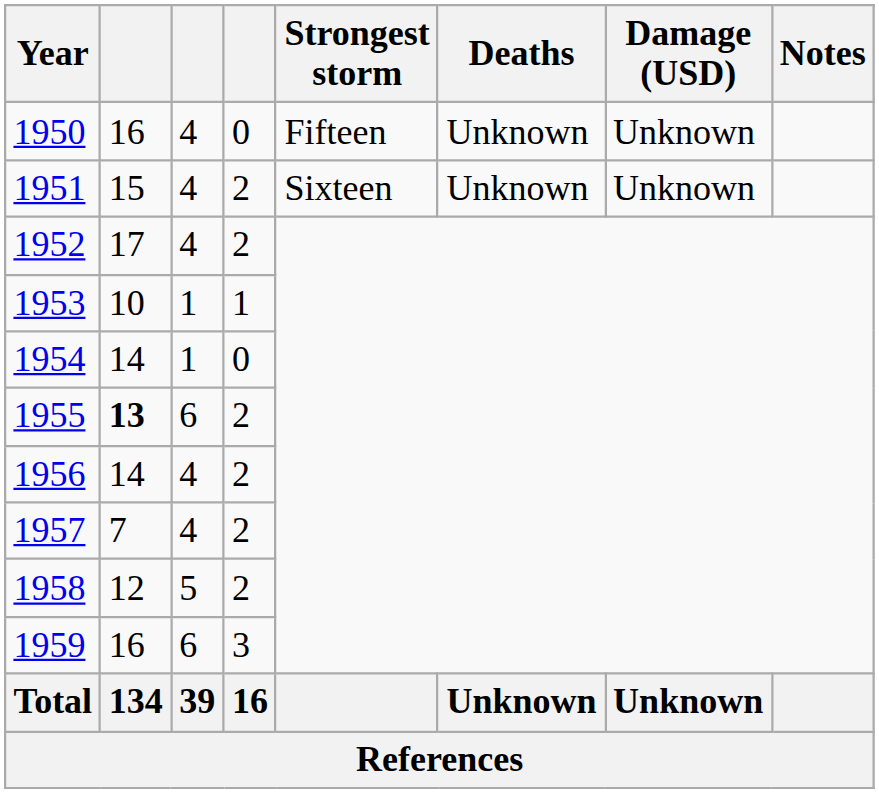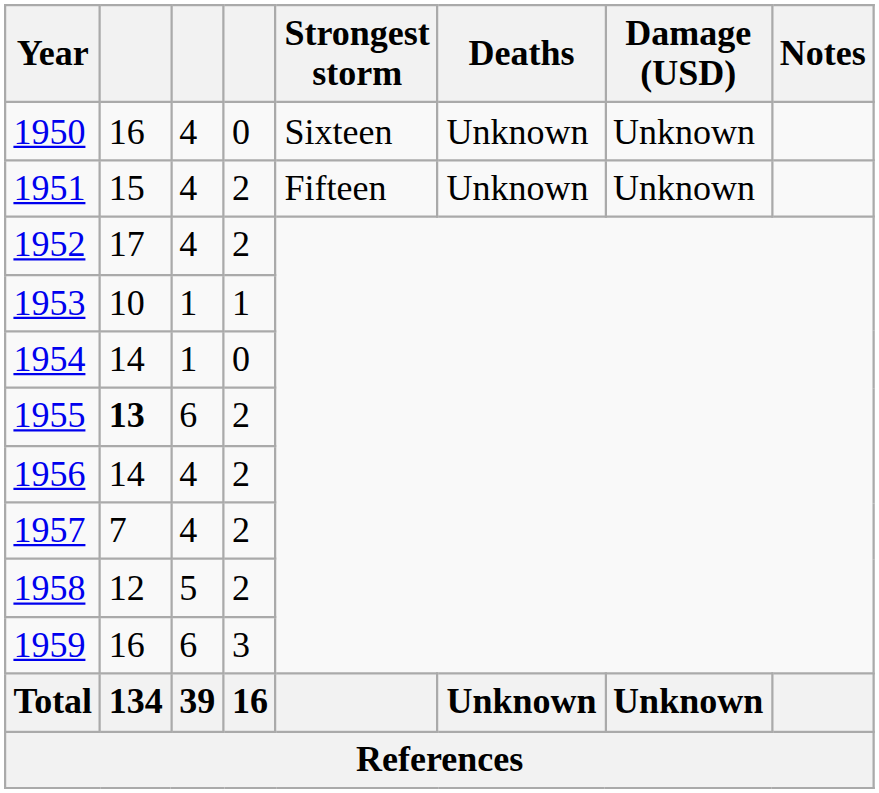(336, 130) Fifteen -> (339, 130) Sixteen
(339, 187) Sixteen -> (336, 187) Fifteen
